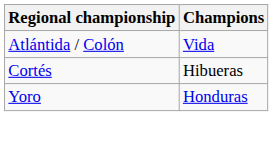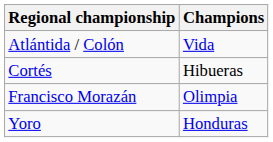+ row: (72, 96)
